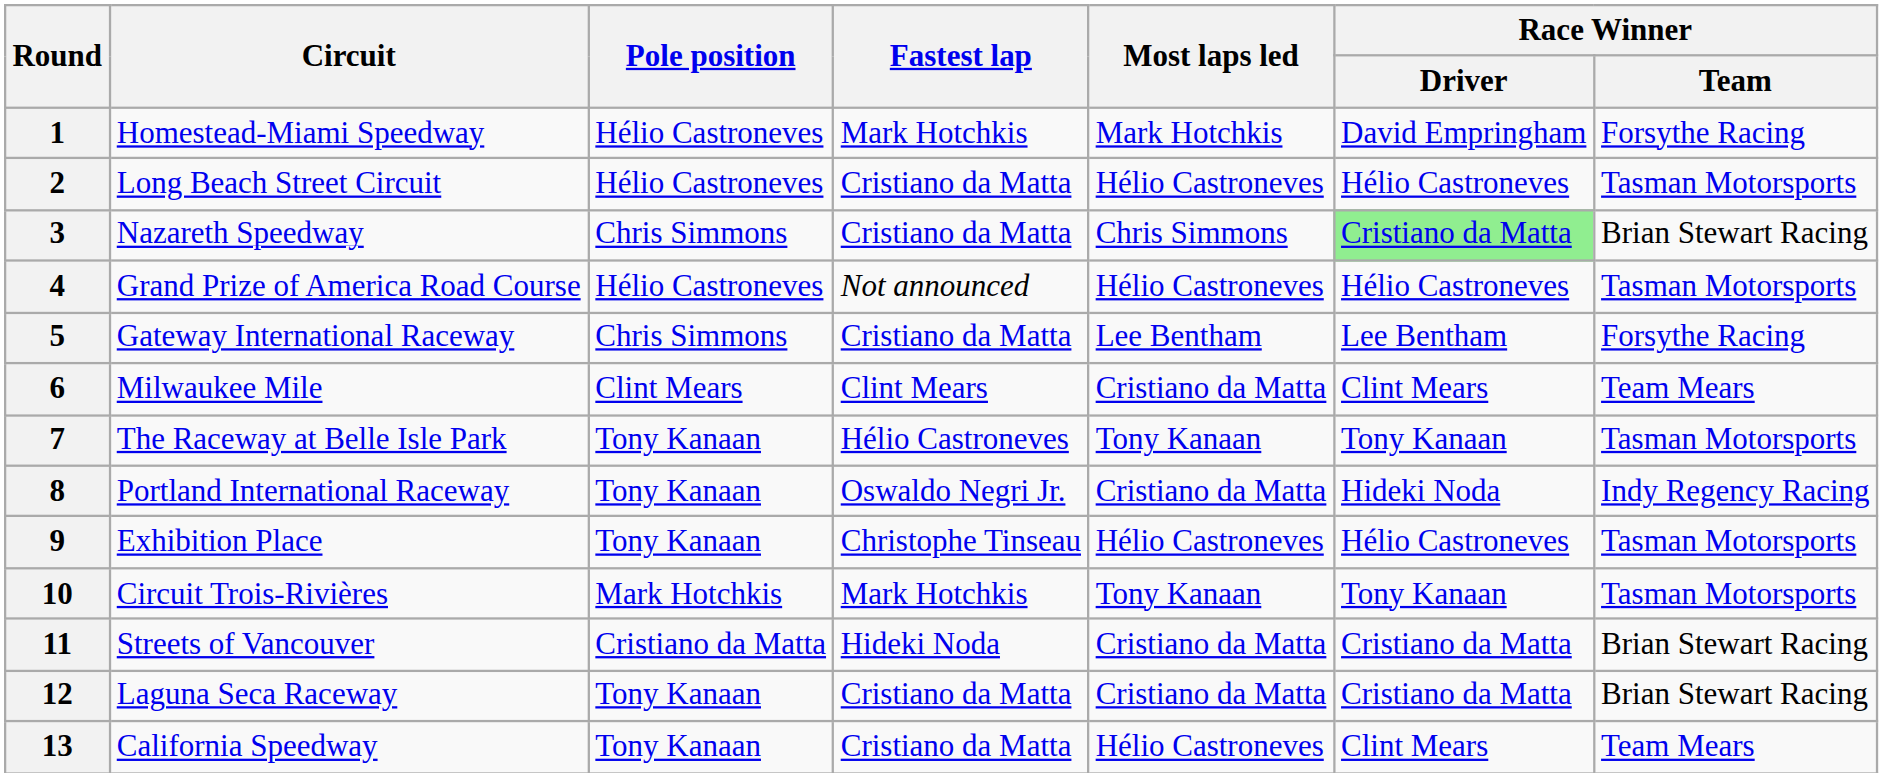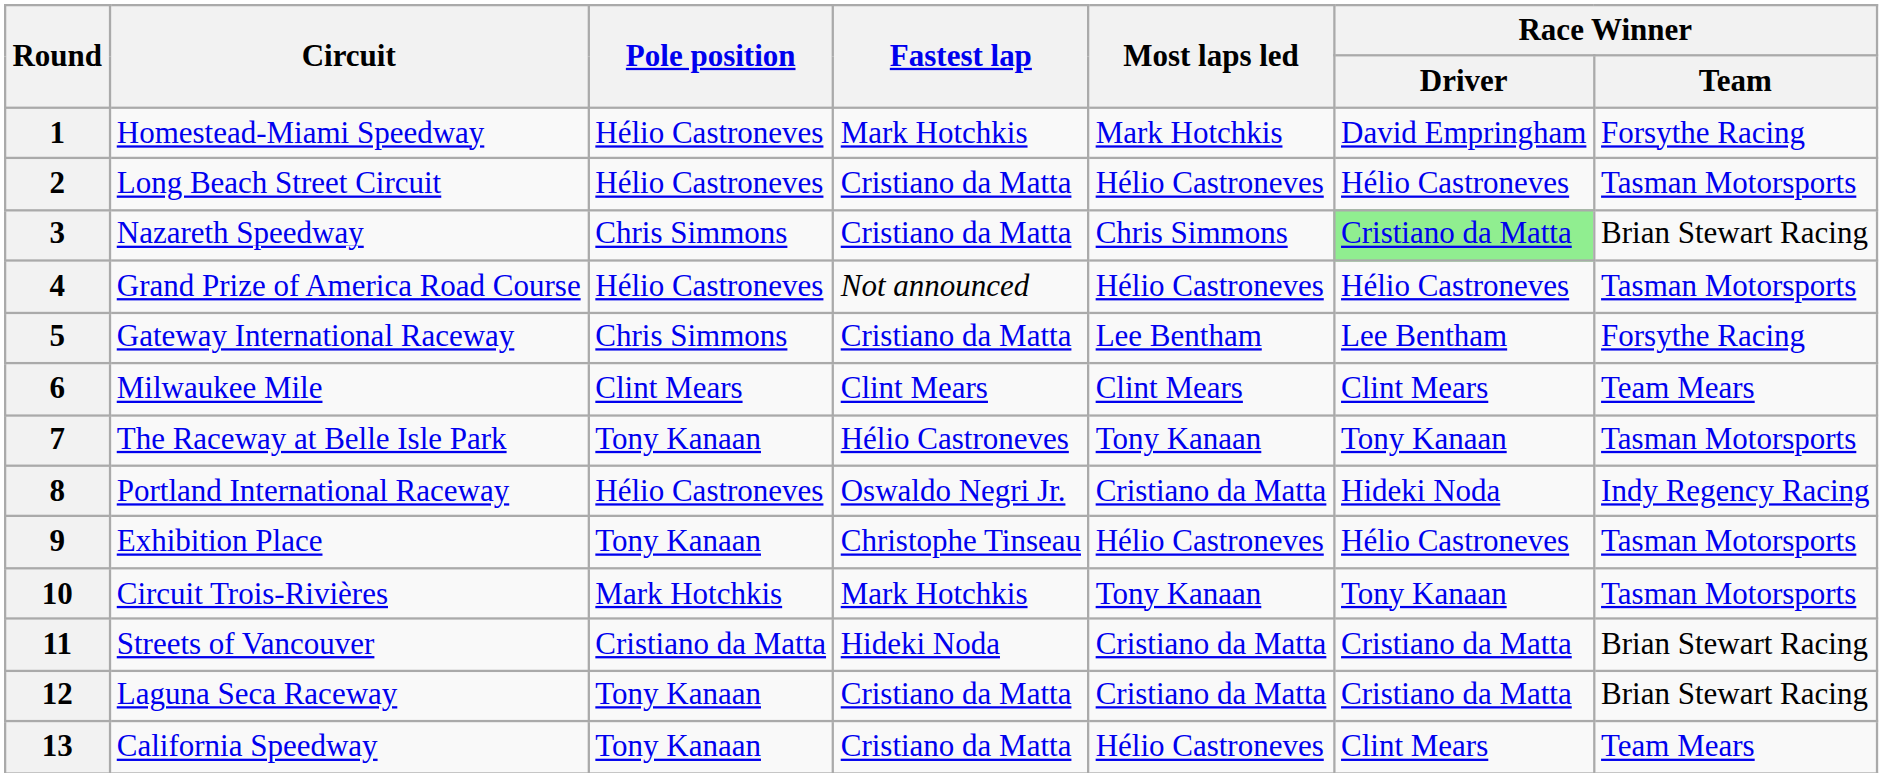(1211, 387) Cristiano da Matta -> (1169, 387) Clint Mears
(678, 490) Tony Kanaan -> (709, 490) Hélio Castroneves
